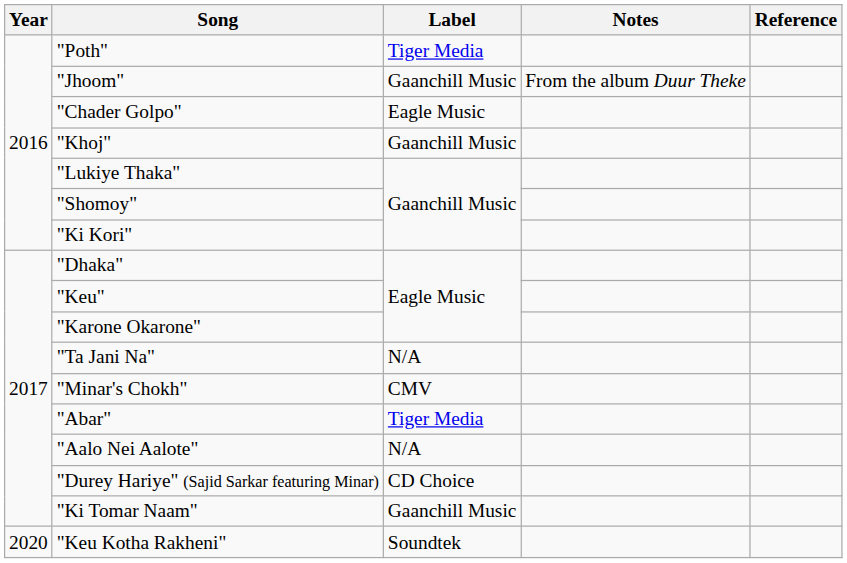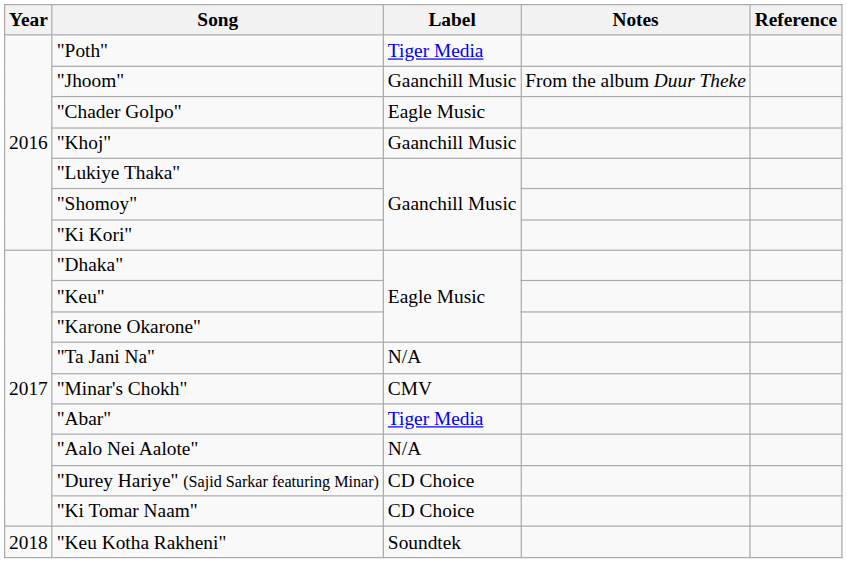(452, 511) Gaanchill Music -> (431, 511) CD Choice
(28, 541) 2020 -> (28, 541) 2018
